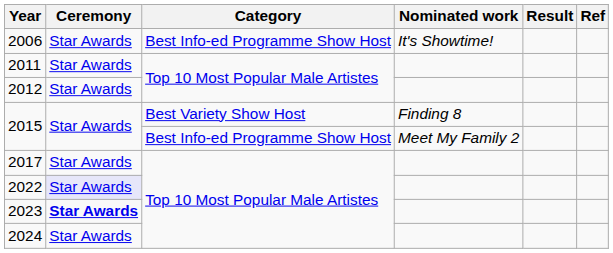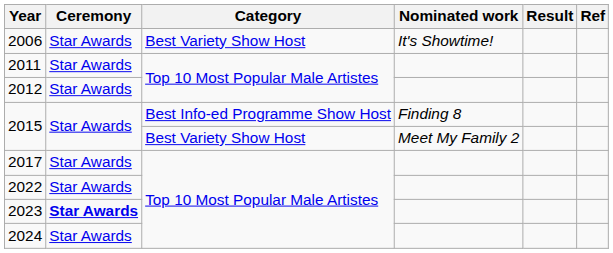(268, 41) Best Info-ed Programme Show Host -> (225, 41) Best Variety Show Host
(225, 114) Best Variety Show Host -> (268, 114) Best Info-ed Programme Show Host
(268, 138) Best Info-ed Programme Show Host -> (225, 138) Best Variety Show Host
(91, 187) lavender background -> (91, 187) no background
